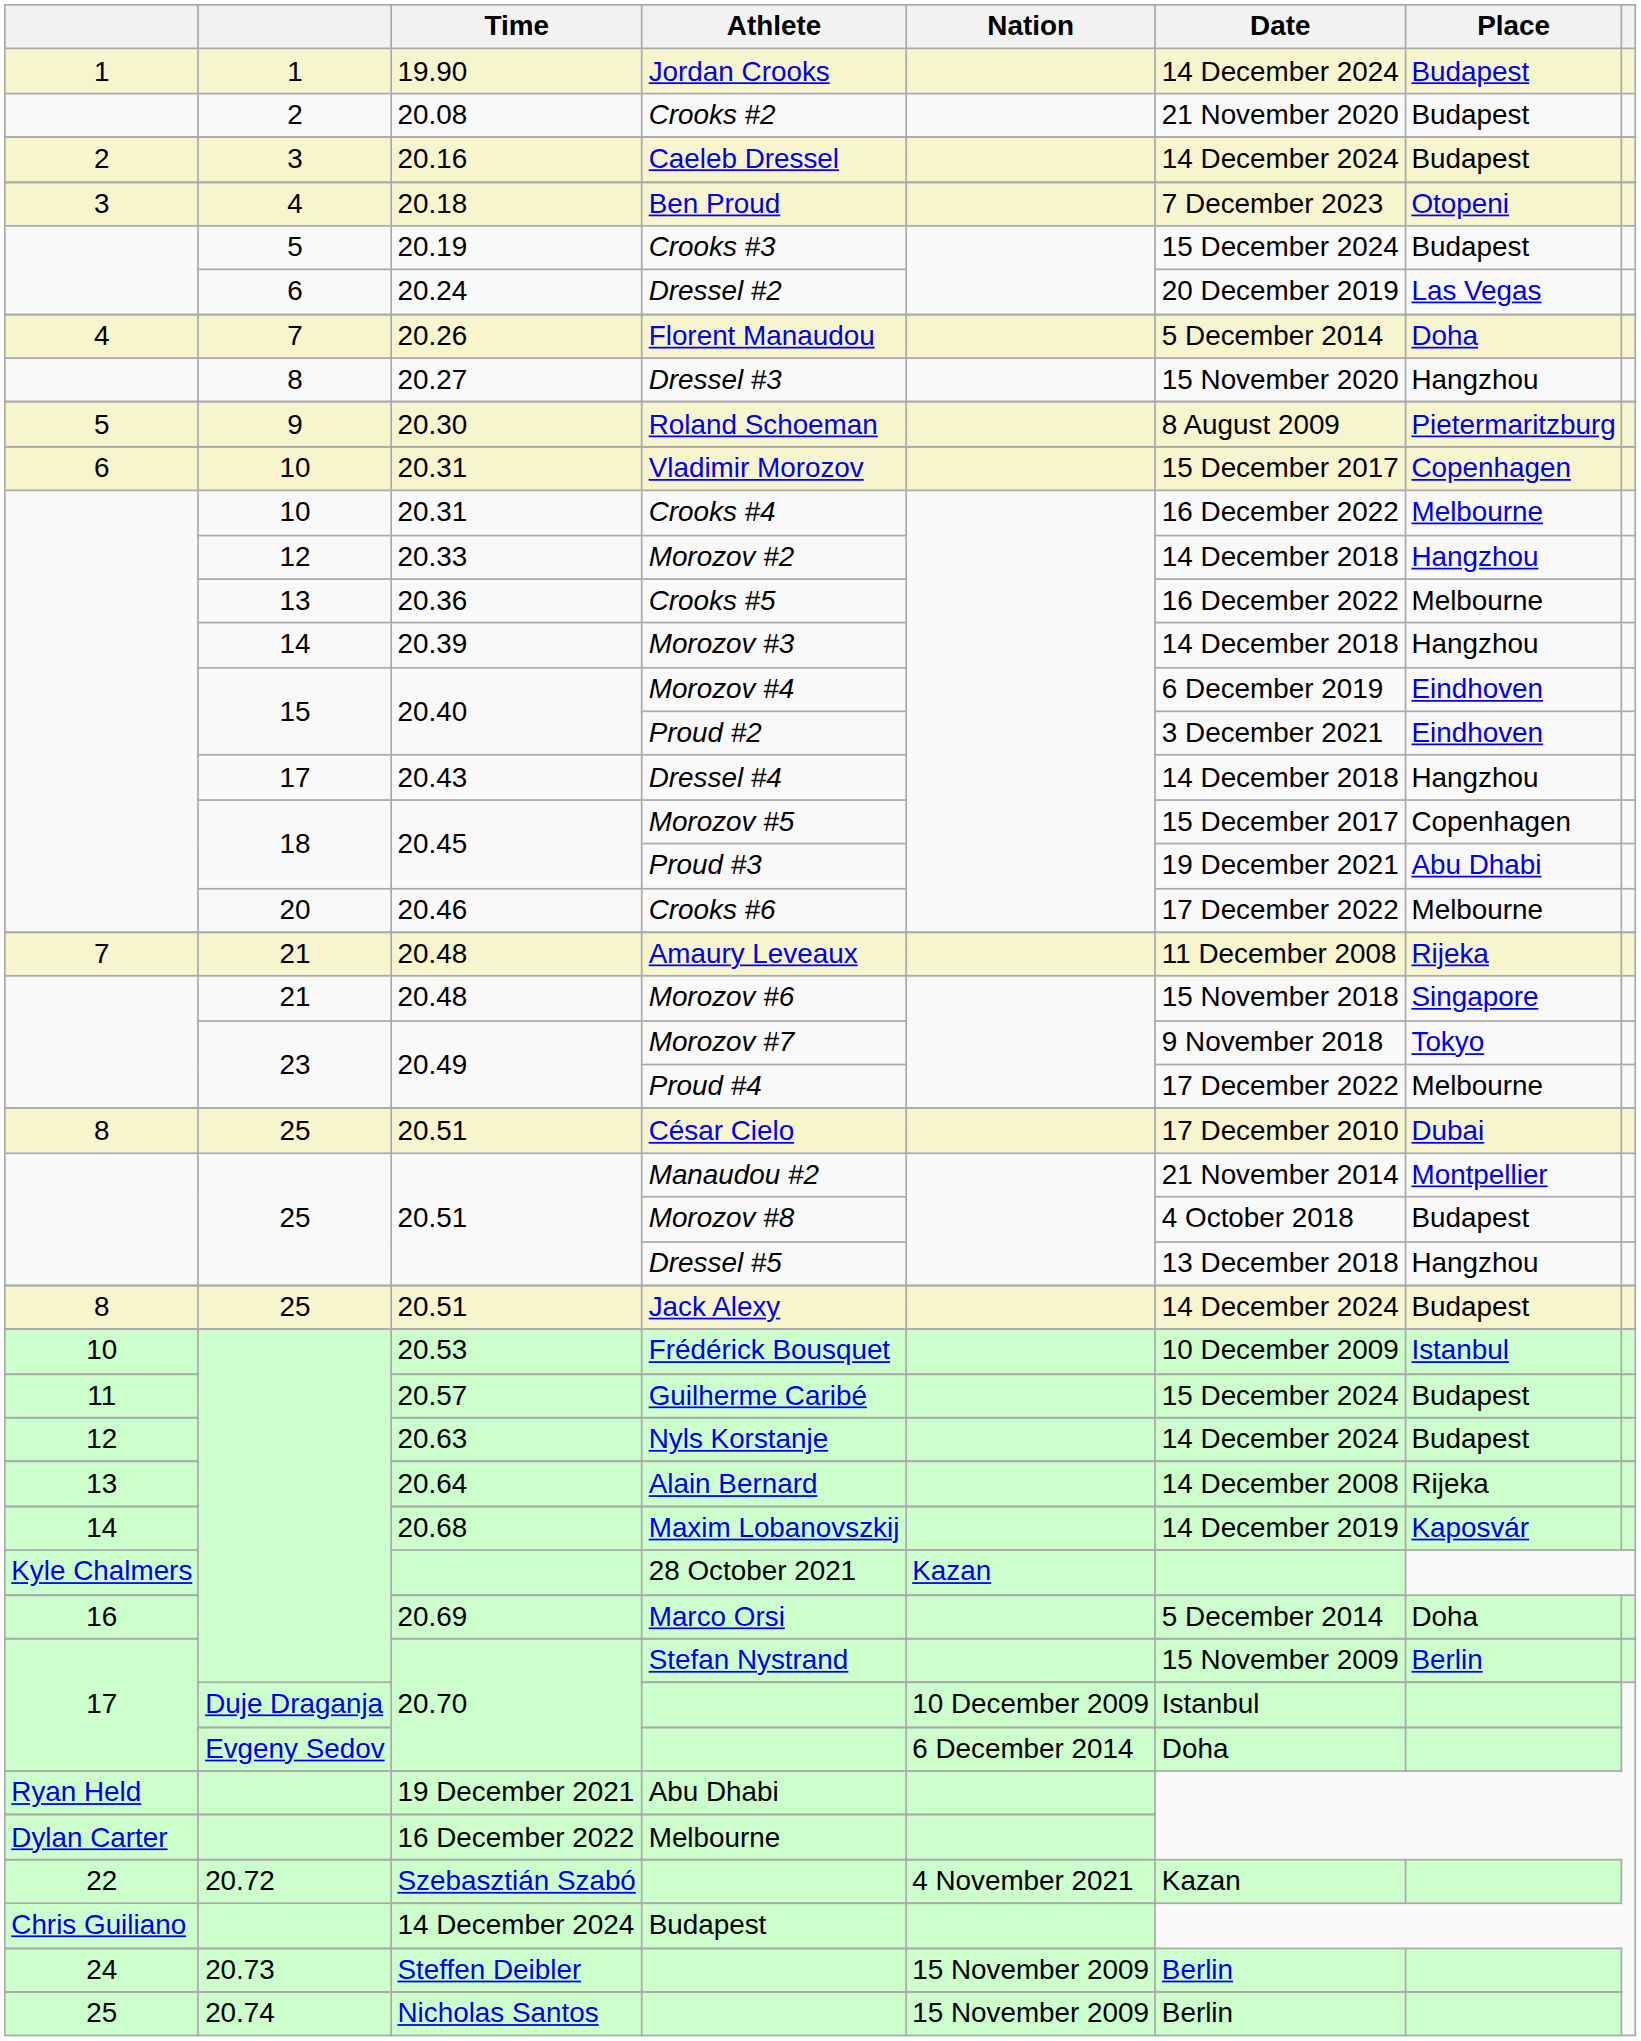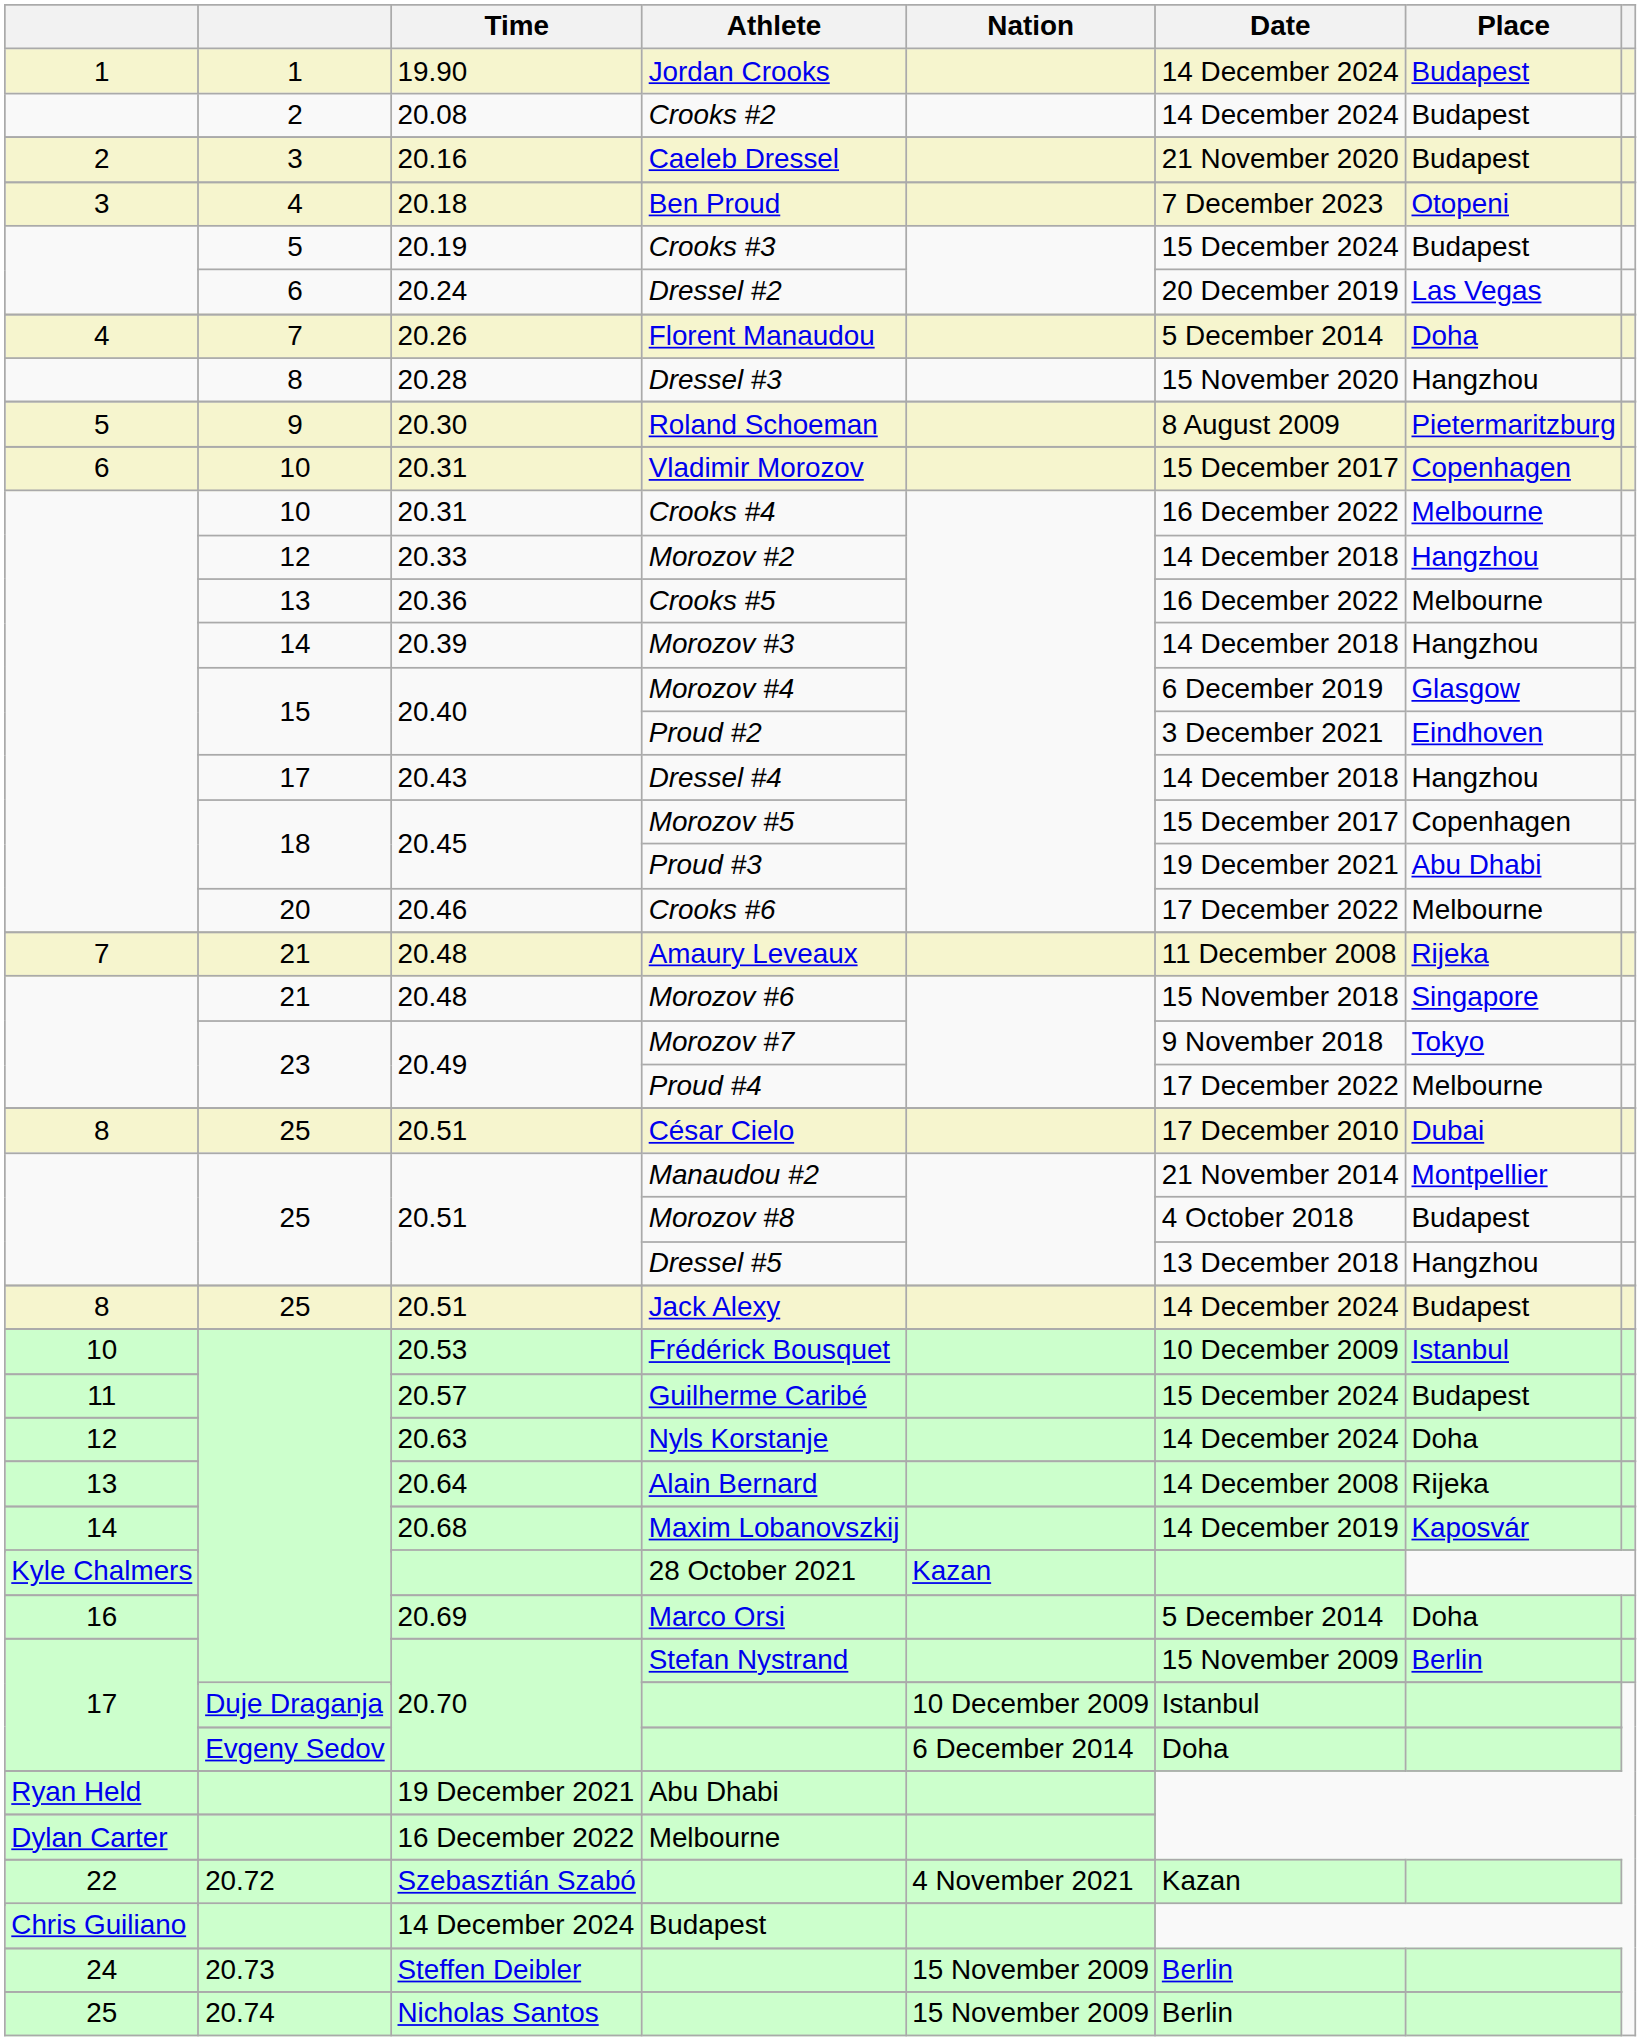(1280, 114) 21 November 2020 -> (1280, 114) 14 December 2024
(1280, 159) 14 December 2024 -> (1280, 159) 21 November 2020
(432, 379) 20.27 -> (432, 379) 20.28
(1477, 688) Eindhoven -> (1466, 688) Glasgow
(1470, 1439) Budapest -> (1445, 1439) Doha
